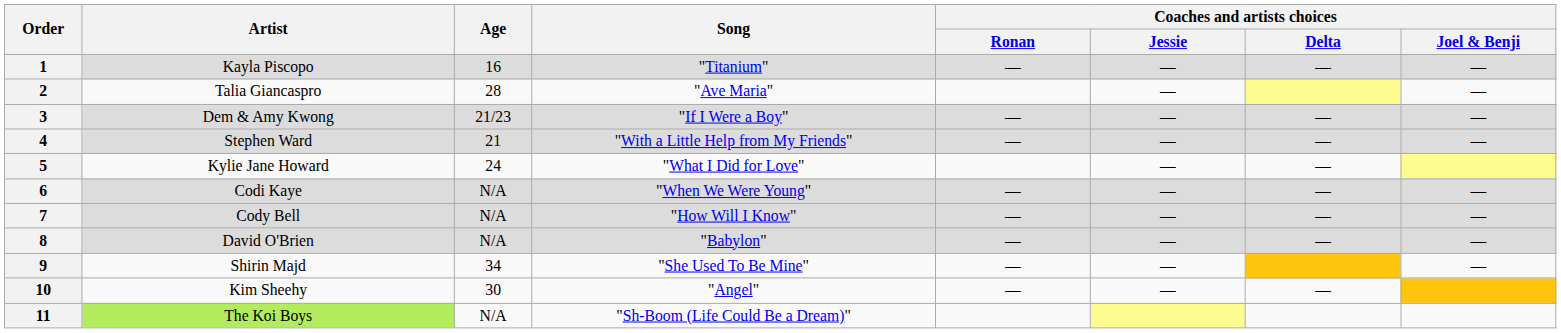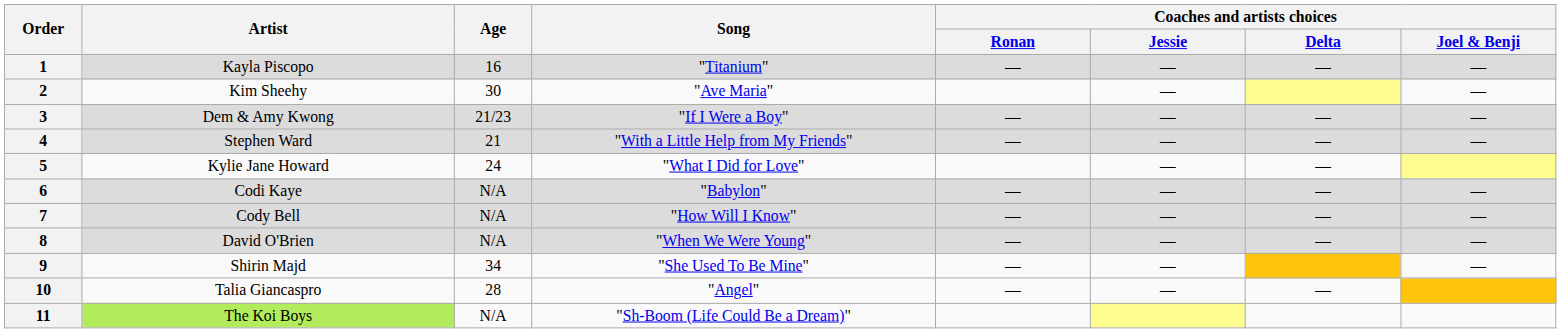(268, 91) Talia Giancaspro -> (268, 91) Kim Sheehy
(493, 91) 28 -> (493, 91) 30
(734, 191) "When We Were Young" -> (734, 191) "Babylon"
(734, 240) "Babylon" -> (734, 240) "When We Were Young"
(268, 290) Kim Sheehy -> (268, 290) Talia Giancaspro
(493, 290) 30 -> (493, 290) 28
